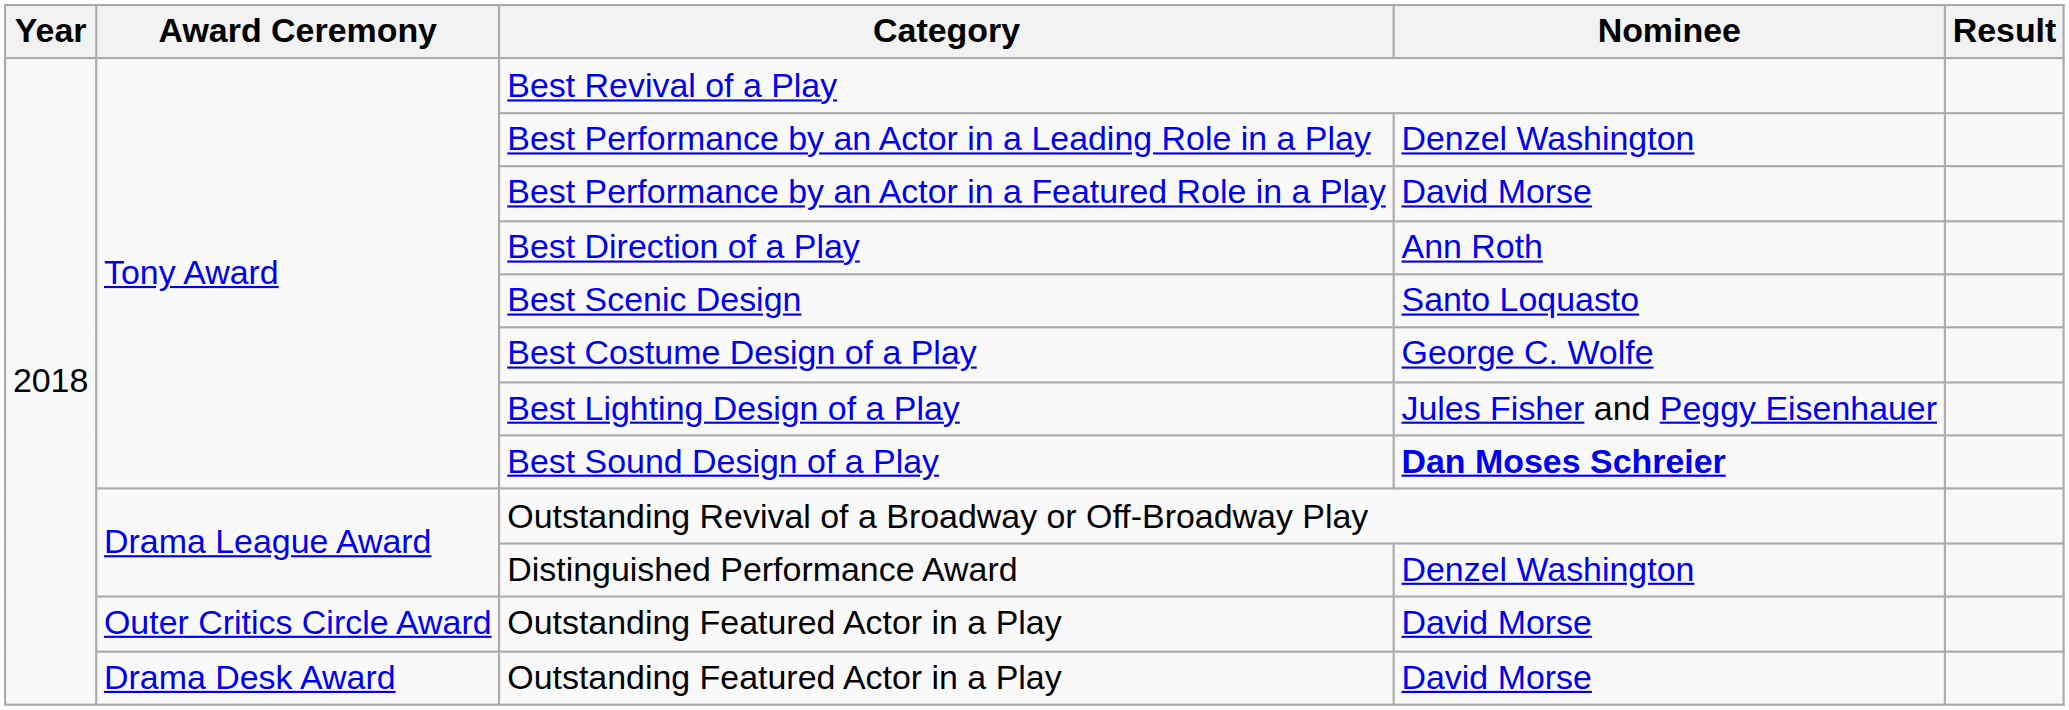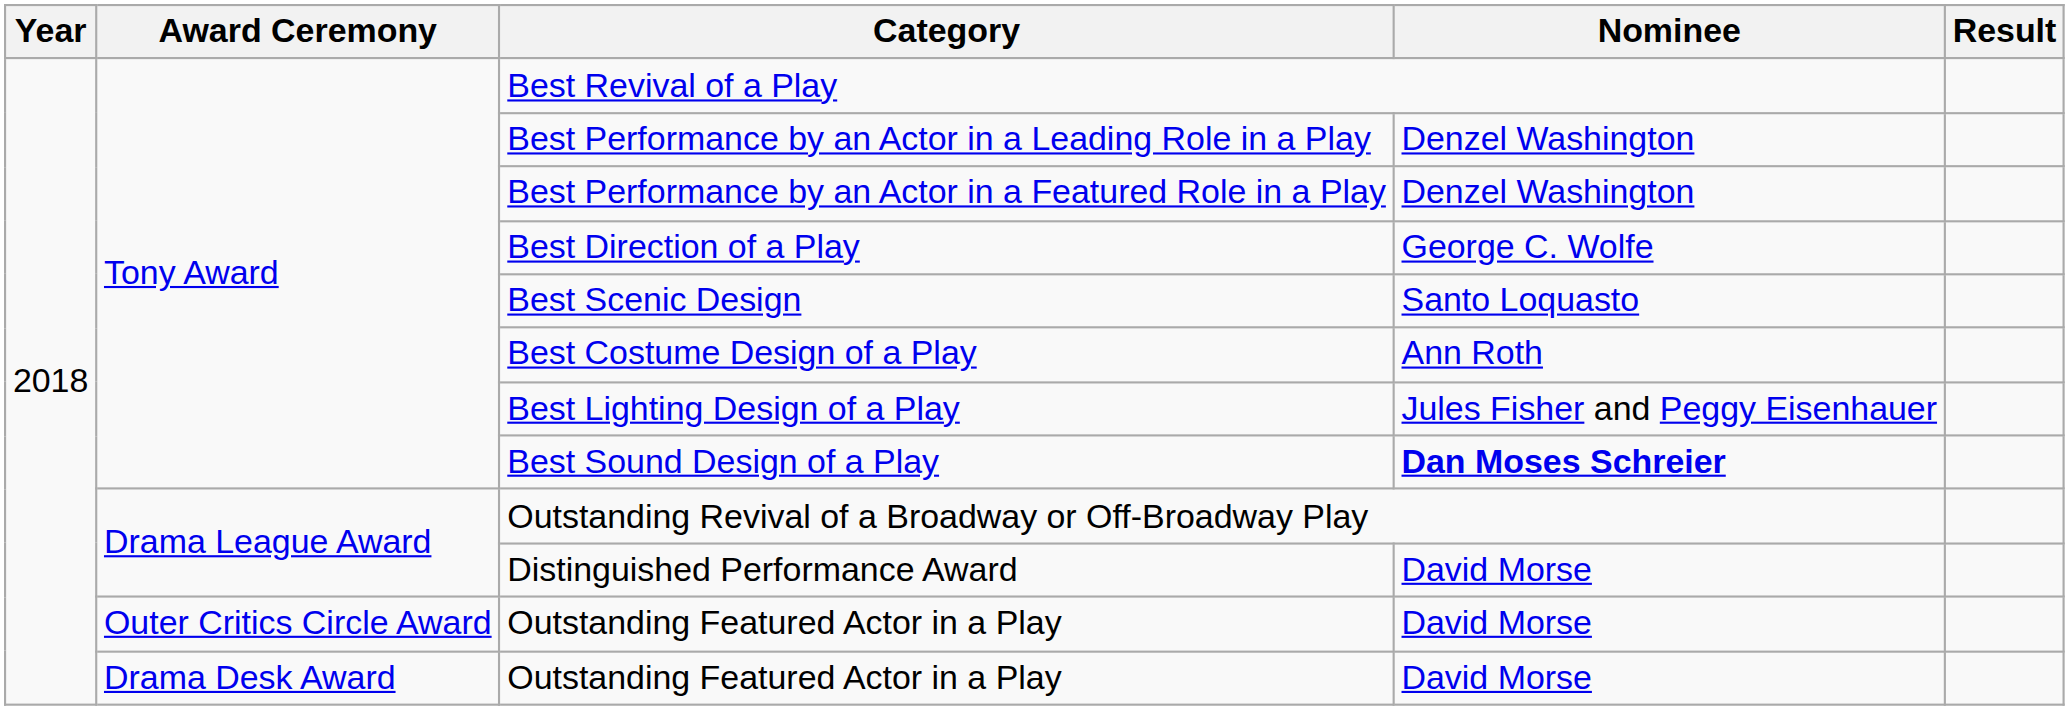(1497, 192) David Morse -> (1548, 192) Denzel Washington
(1472, 246) Ann Roth -> (1528, 246) George C. Wolfe
(1528, 354) George C. Wolfe -> (1472, 354) Ann Roth
(1548, 569) Denzel Washington -> (1497, 569) David Morse
